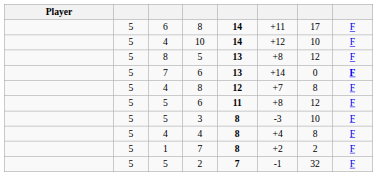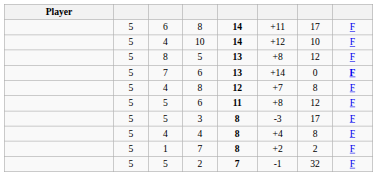(315, 118) 10 -> (315, 118) 17
